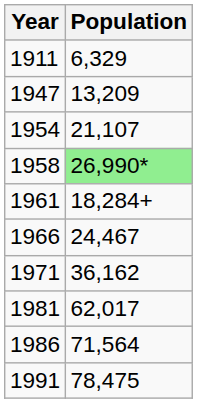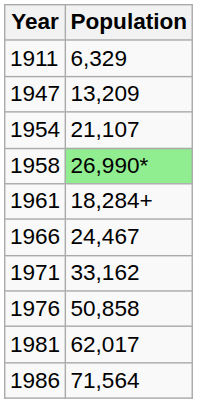(105, 272) 36,162 -> (105, 272) 33,162
+ row: (35, 308)
- row: (35, 380)
